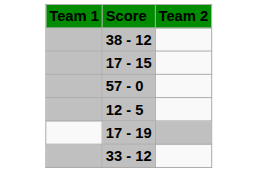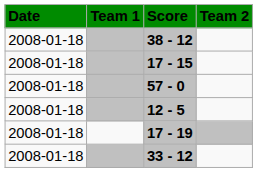+ column: (24, 16)
